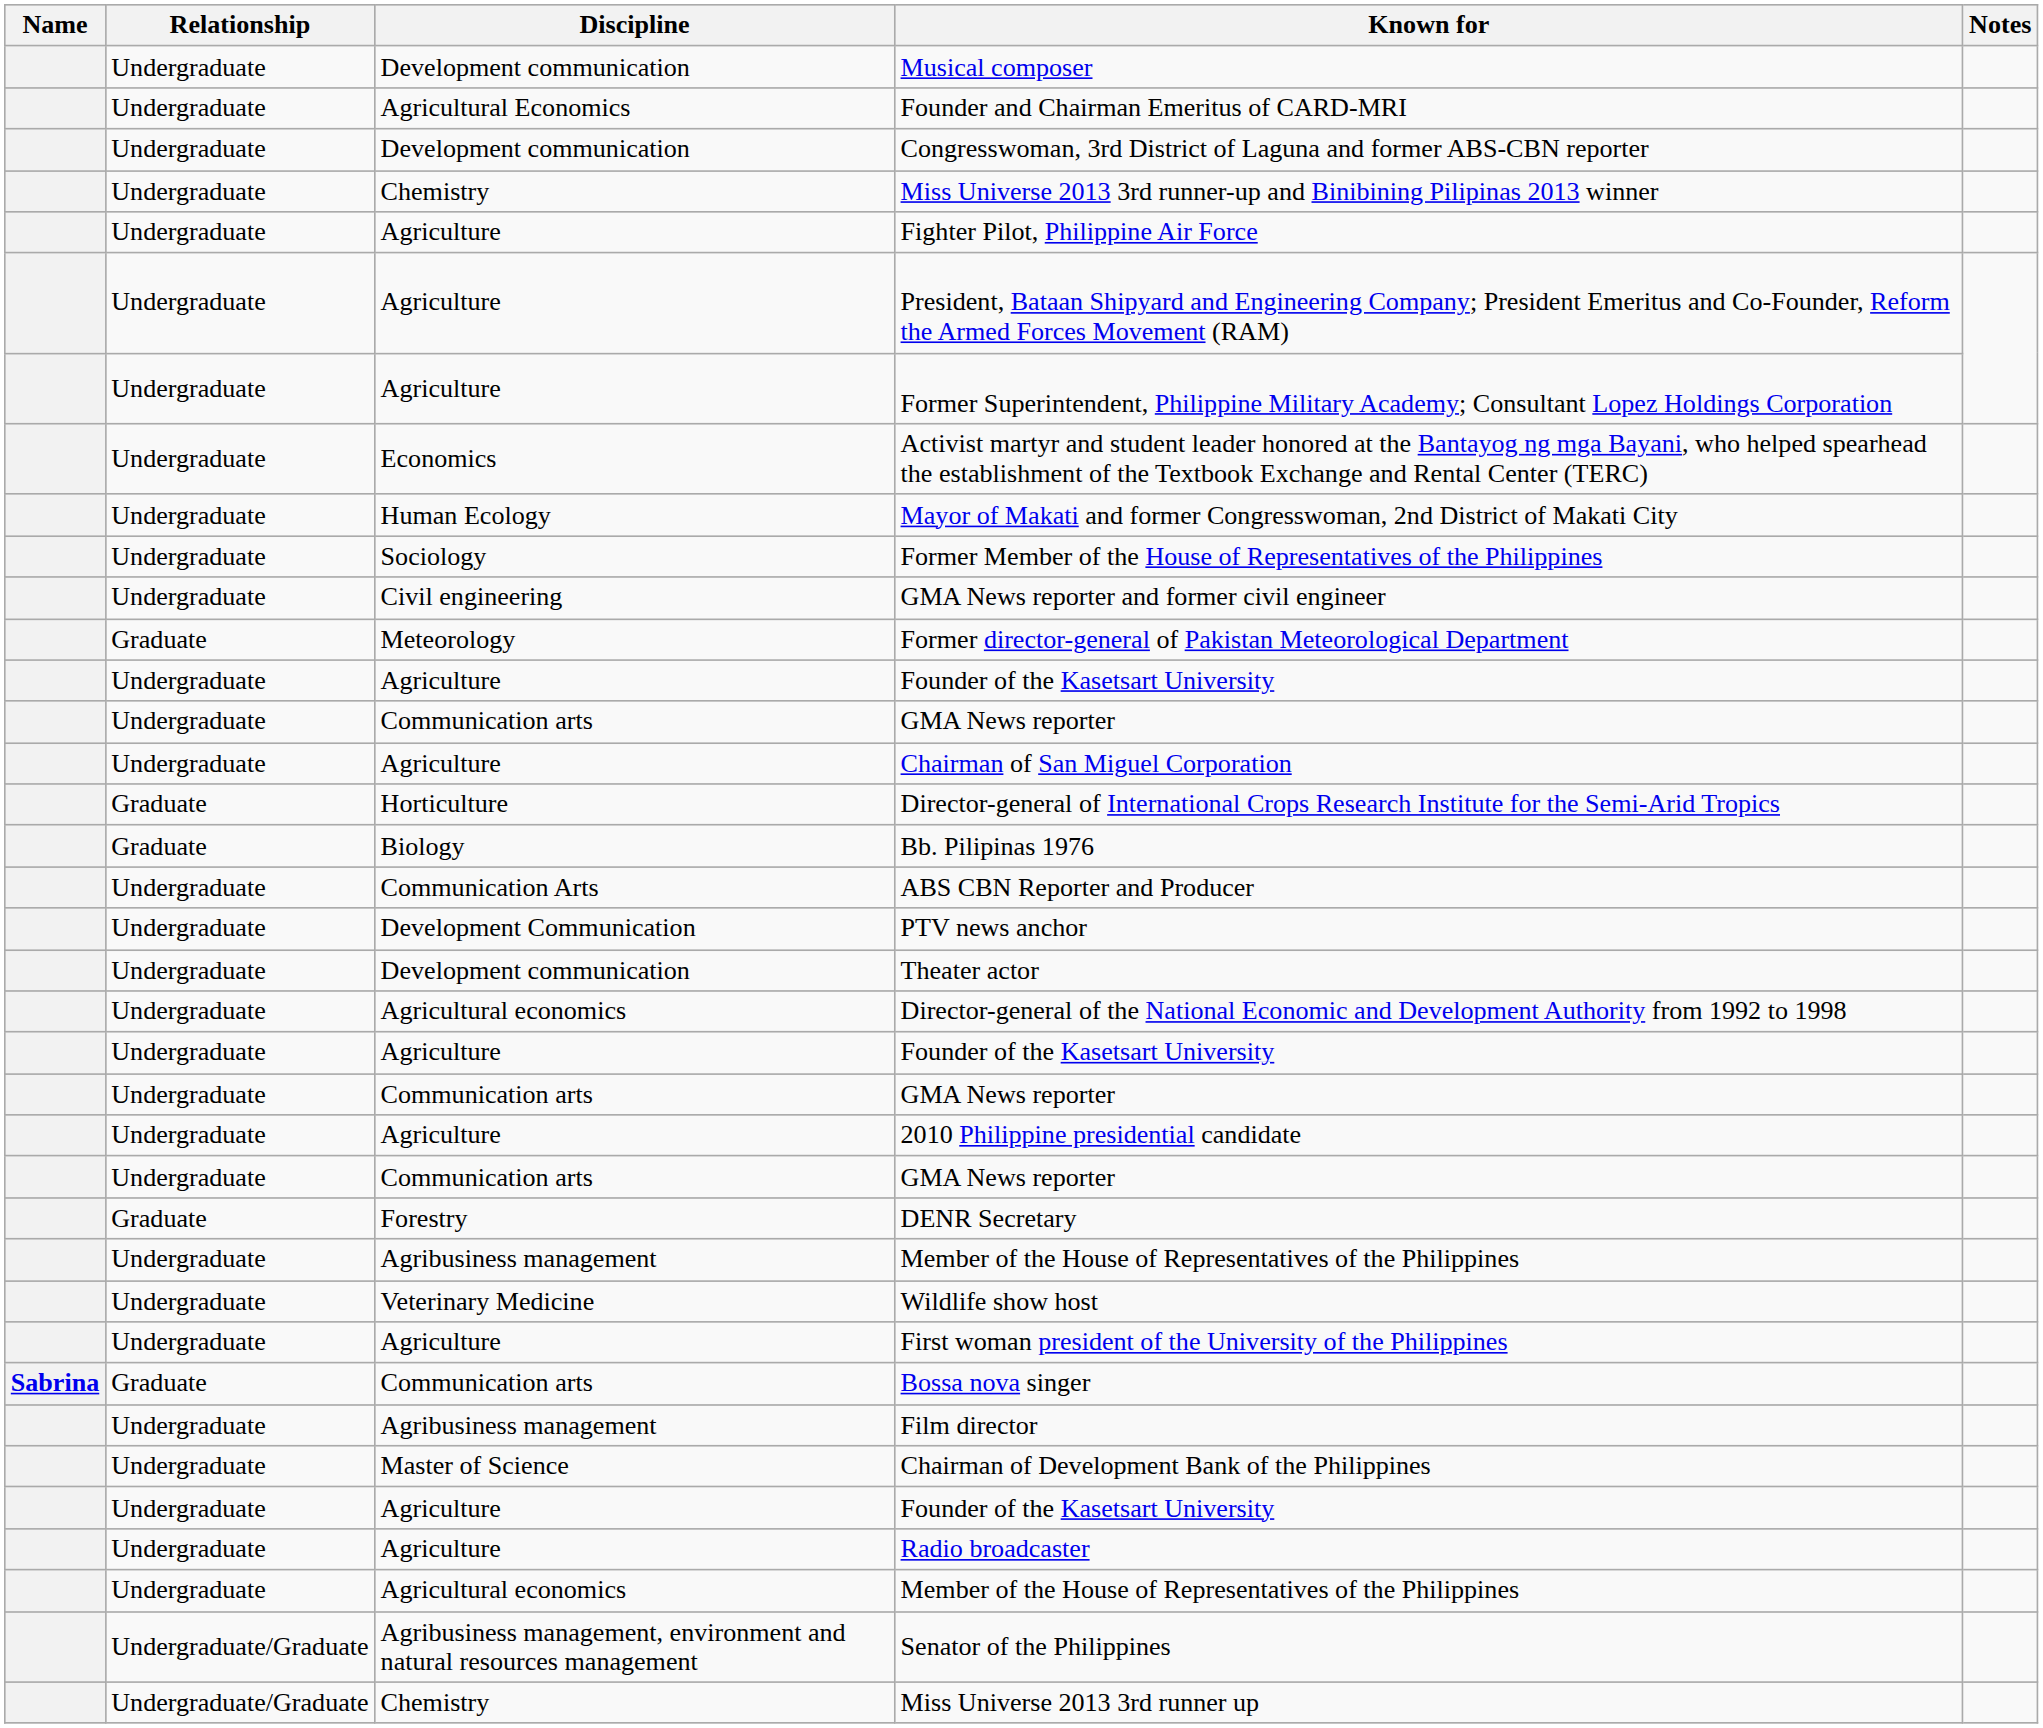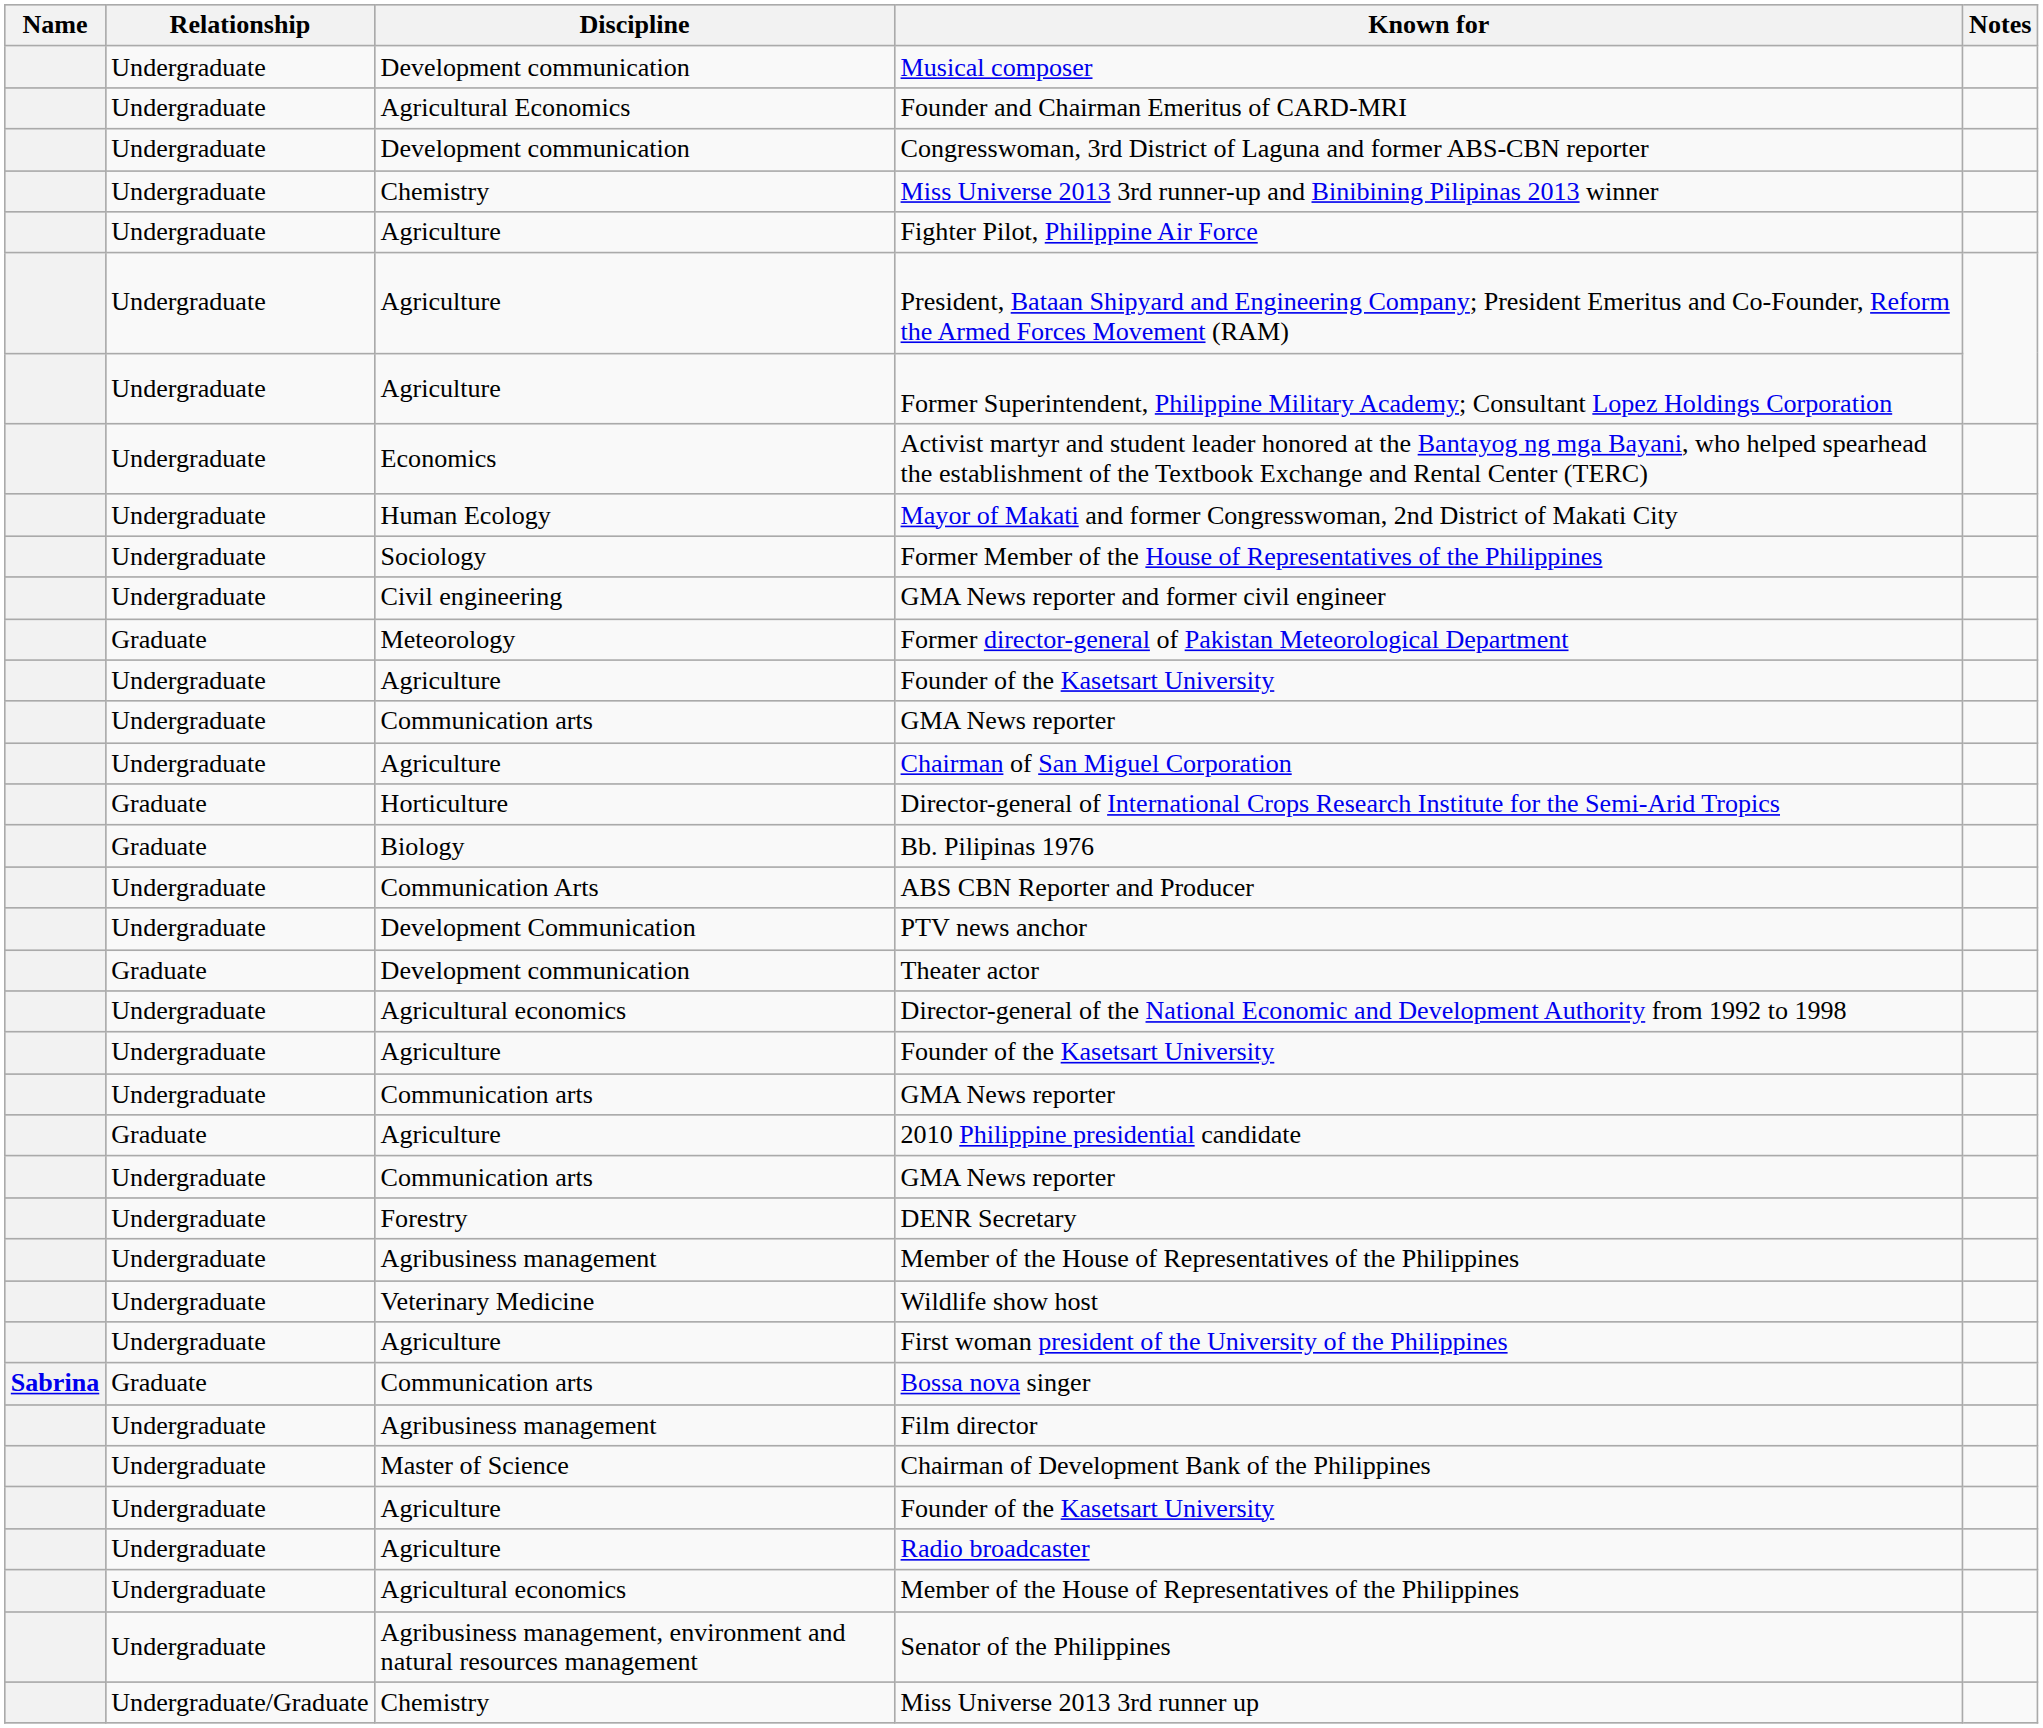(189, 969) Undergraduate -> (159, 969) Graduate
(189, 1135) Undergraduate -> (159, 1135) Graduate
(159, 1217) Graduate -> (189, 1217) Undergraduate
(240, 1646) Undergraduate/Graduate -> (189, 1646) Undergraduate
